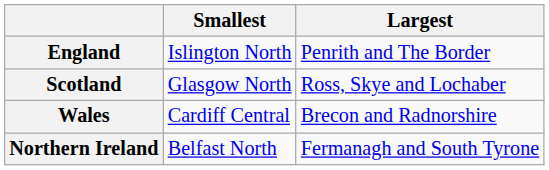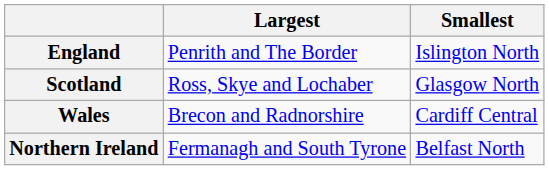columns swapped: (420, 20) <-> (230, 20)
